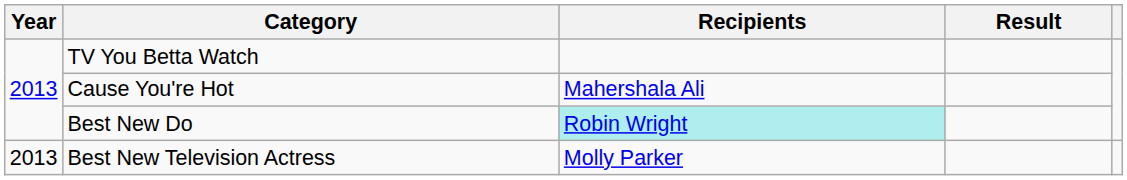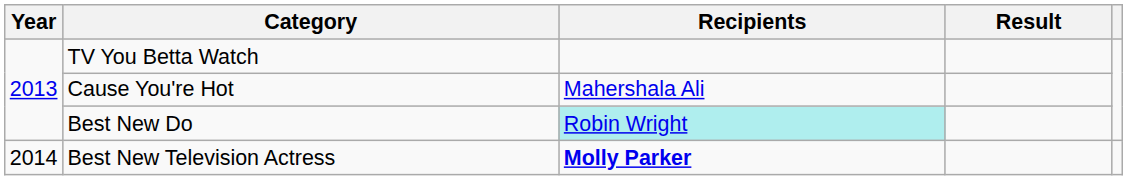(34, 158) 2013 -> (34, 158) 2014
(623, 158) normal -> (628, 158) bold
